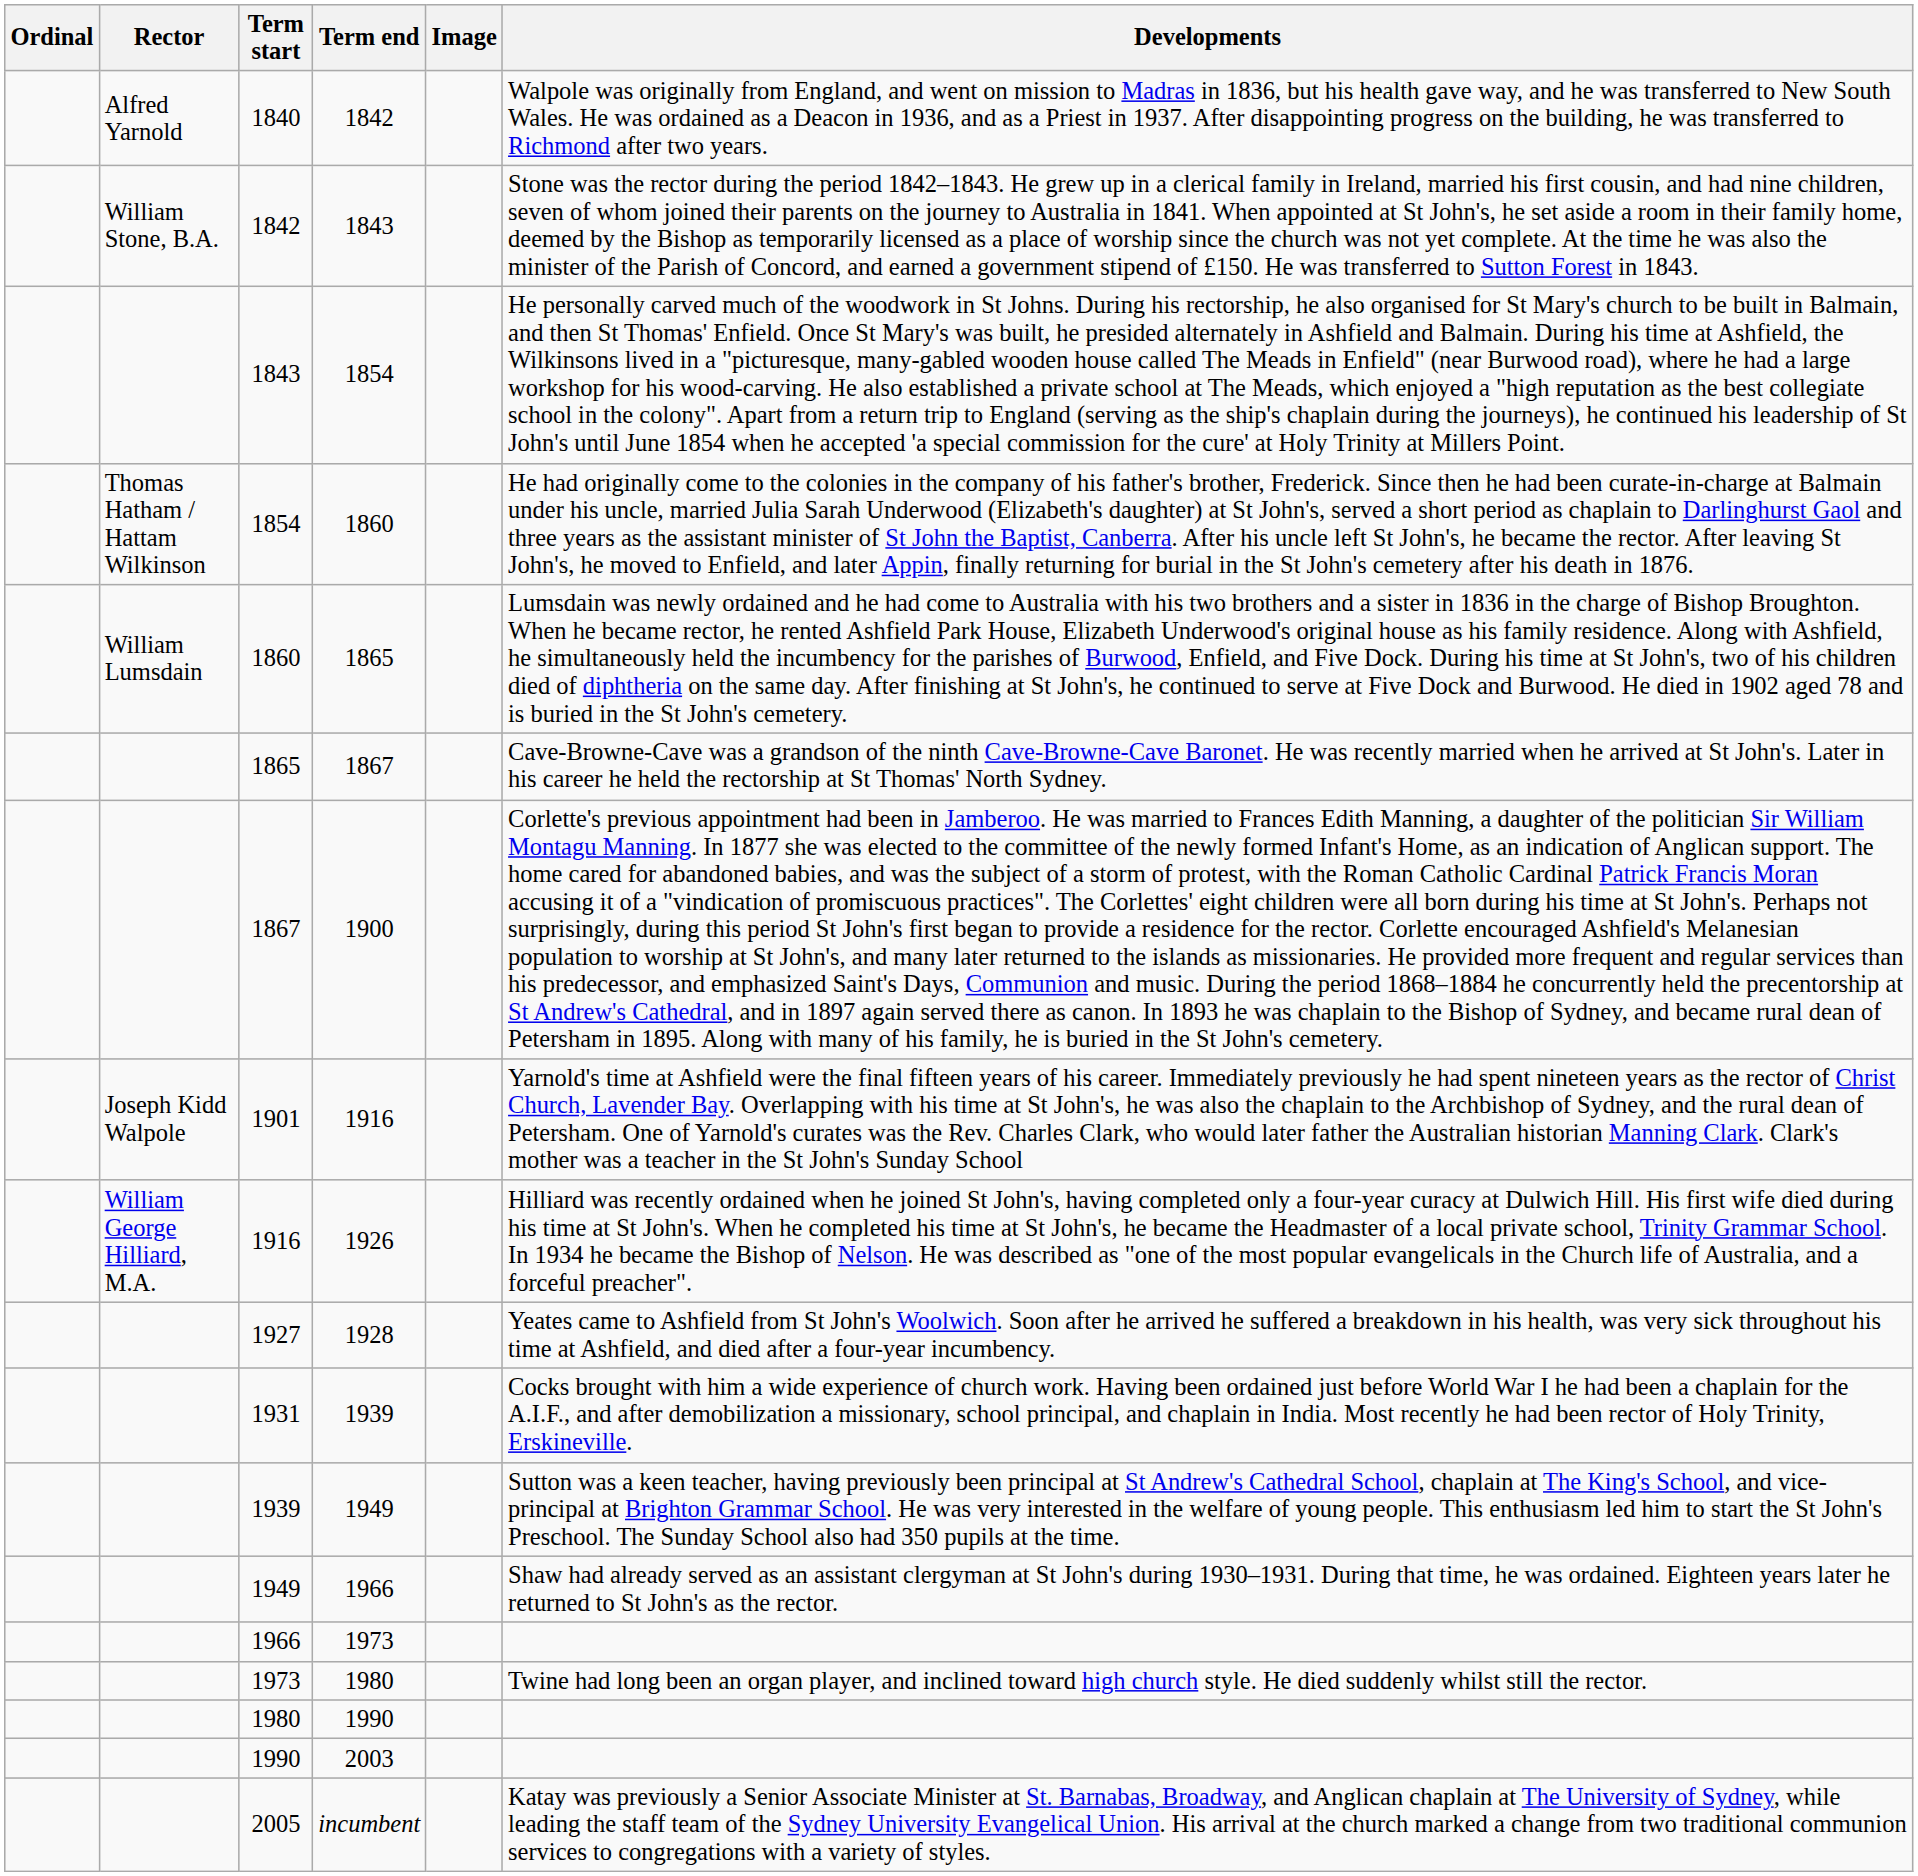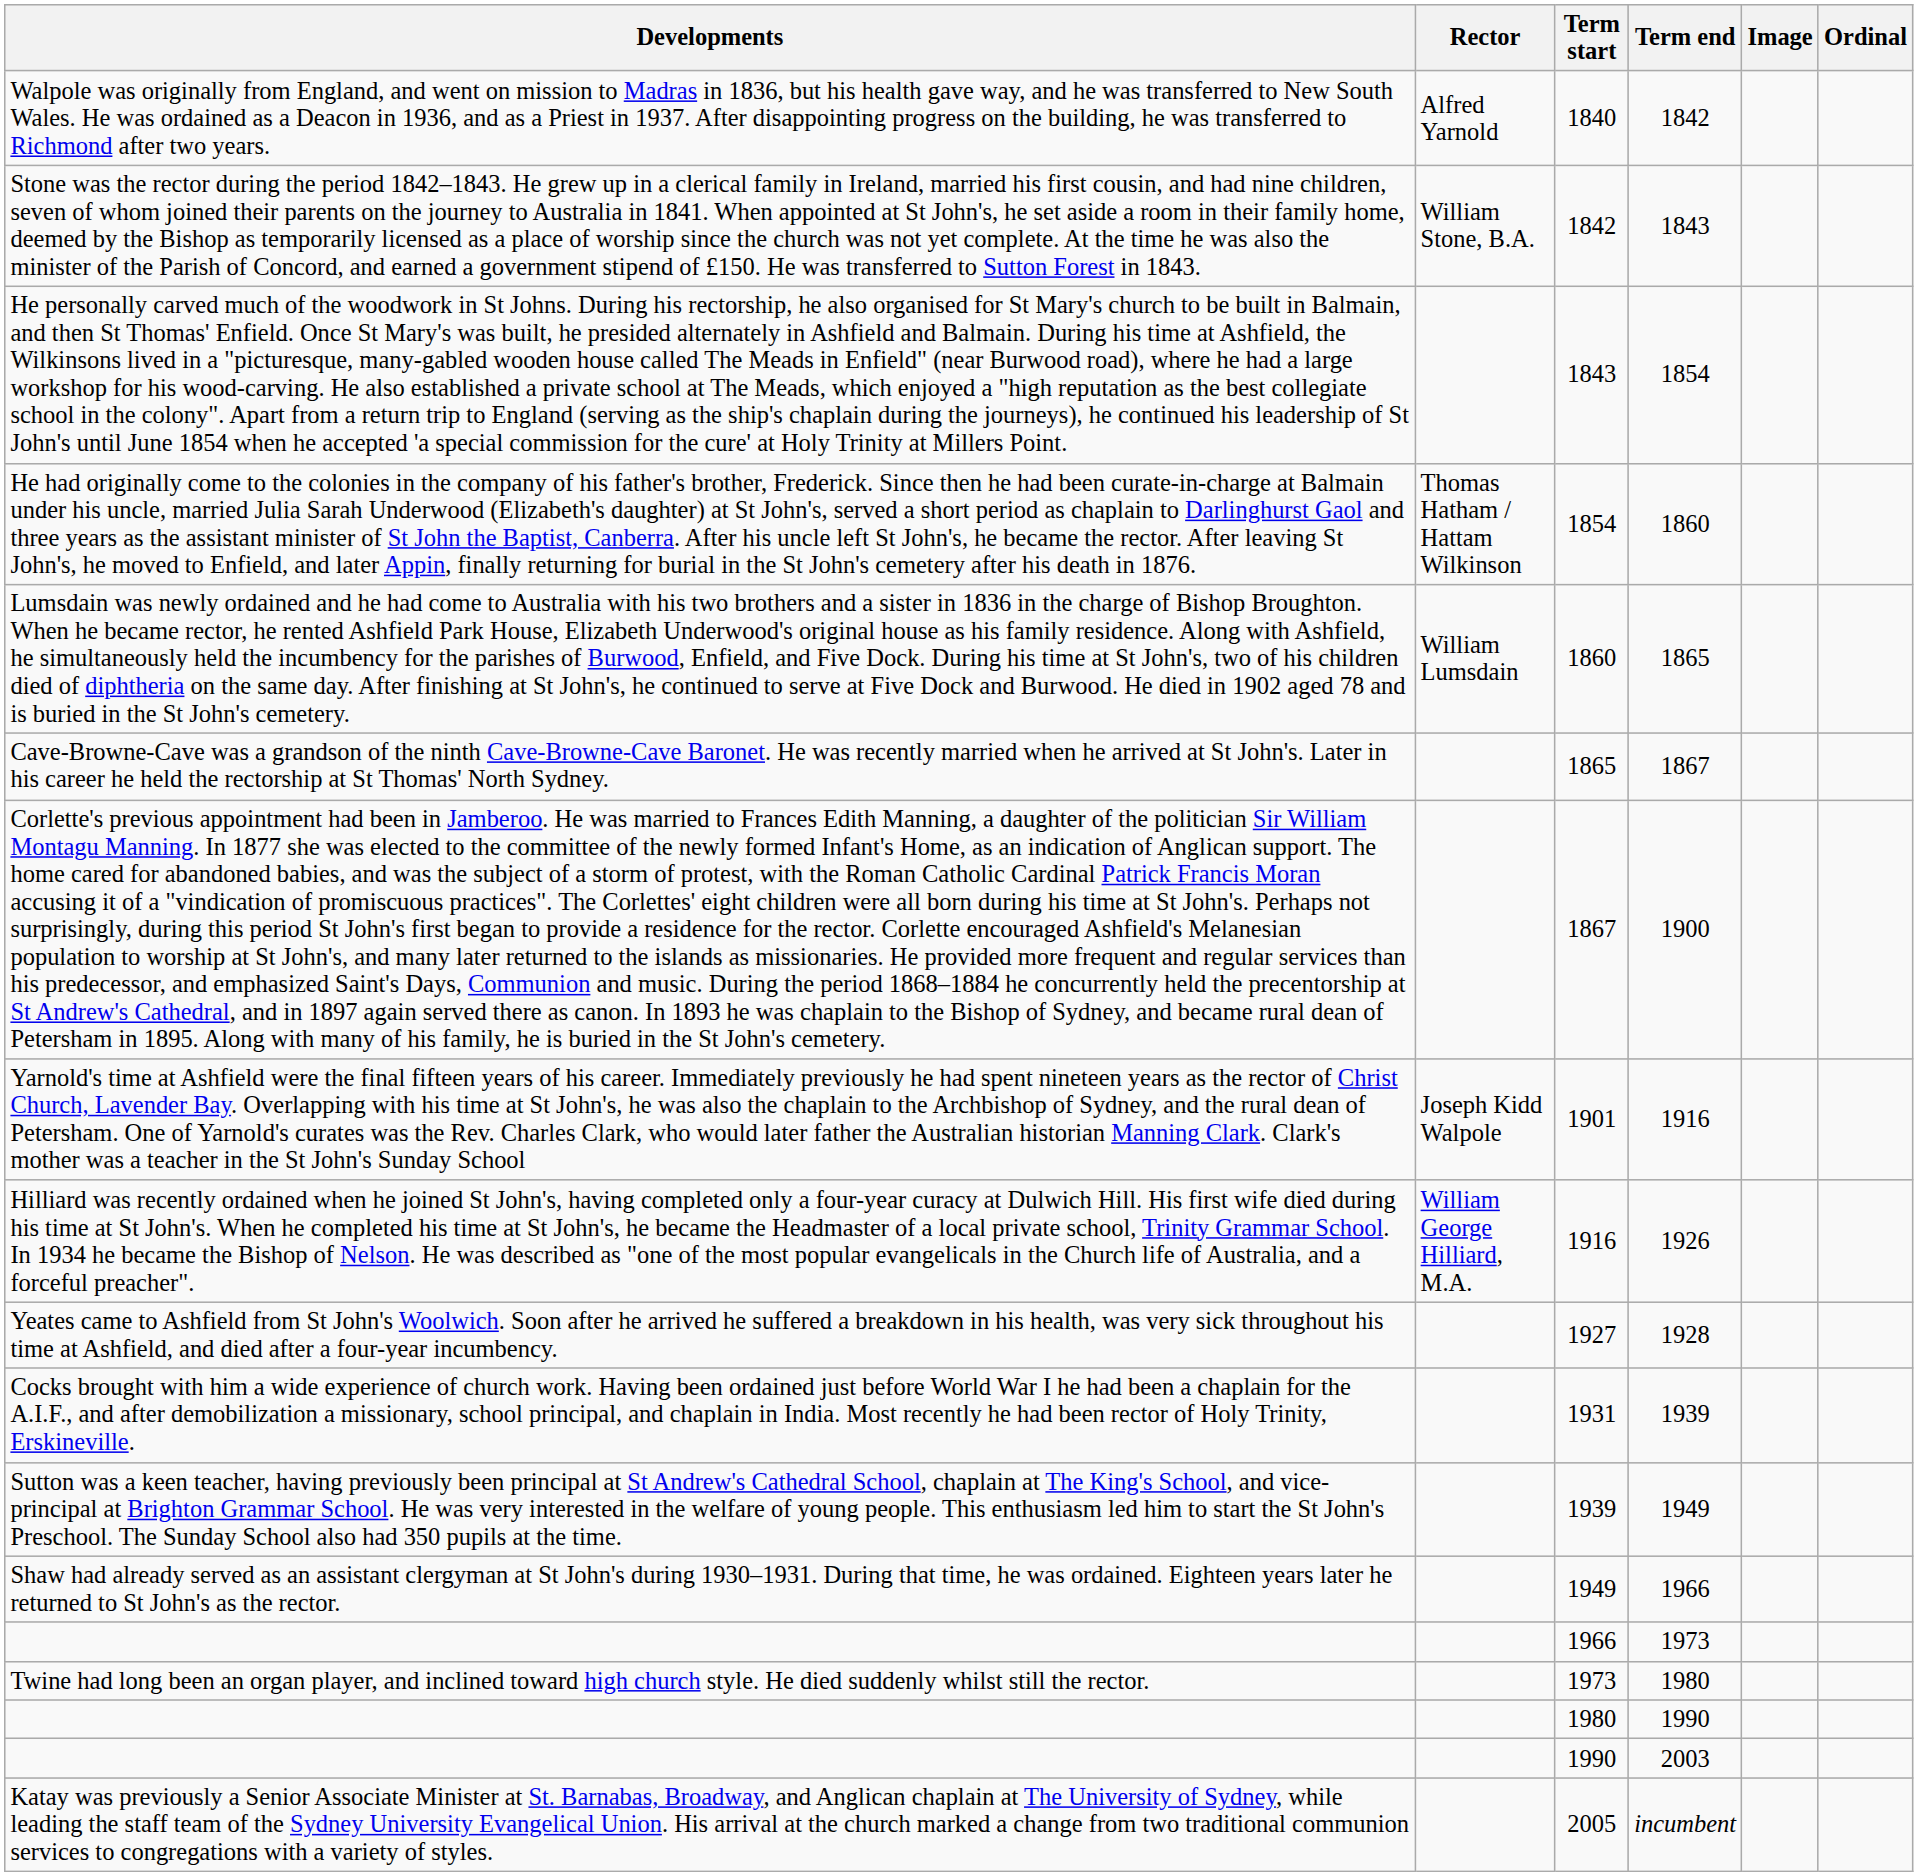columns swapped: (52, 37) <-> (1208, 37)
